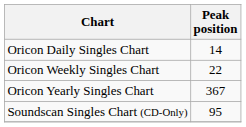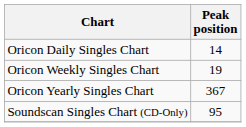(216, 70) 22 -> (216, 70) 19
